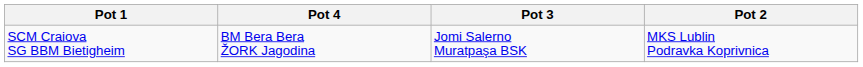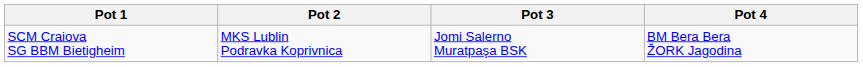columns swapped: (751, 15) <-> (324, 15)
